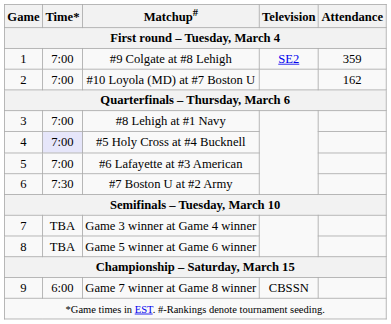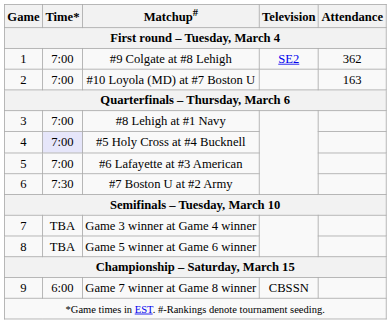(352, 59) 359 -> (352, 59) 362
(352, 80) 162 -> (352, 80) 163
